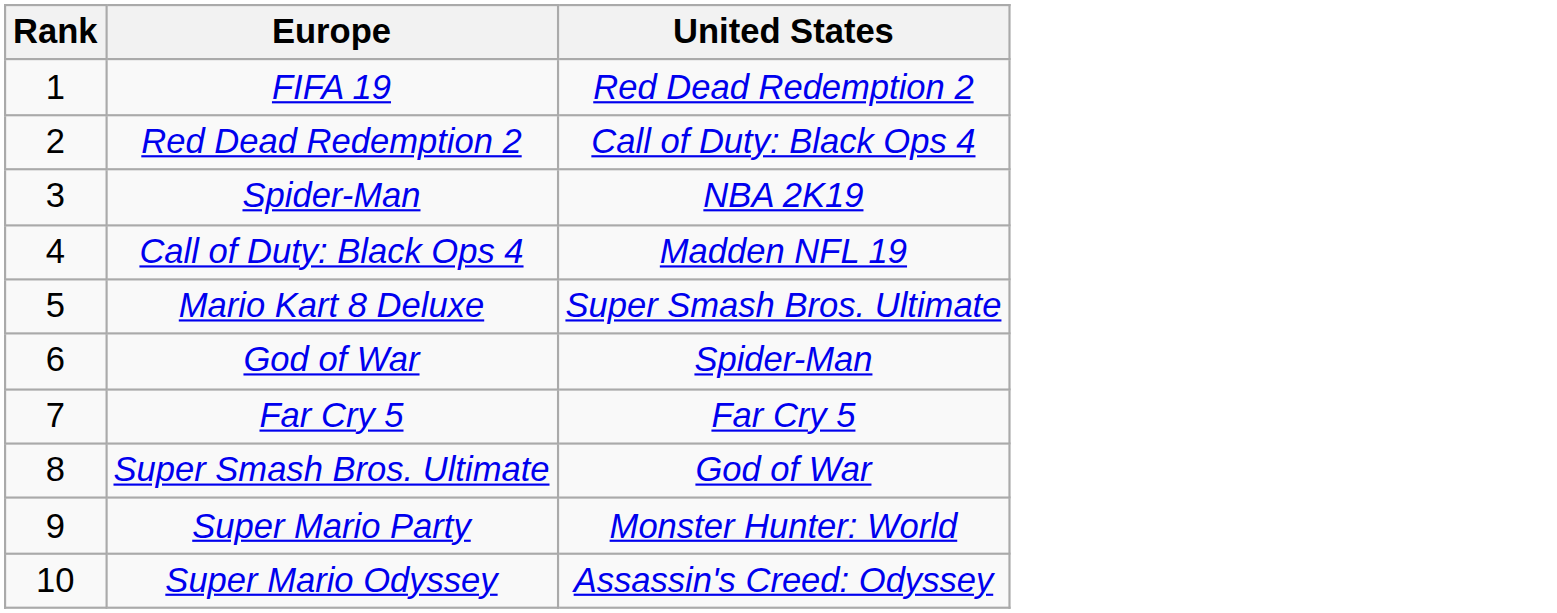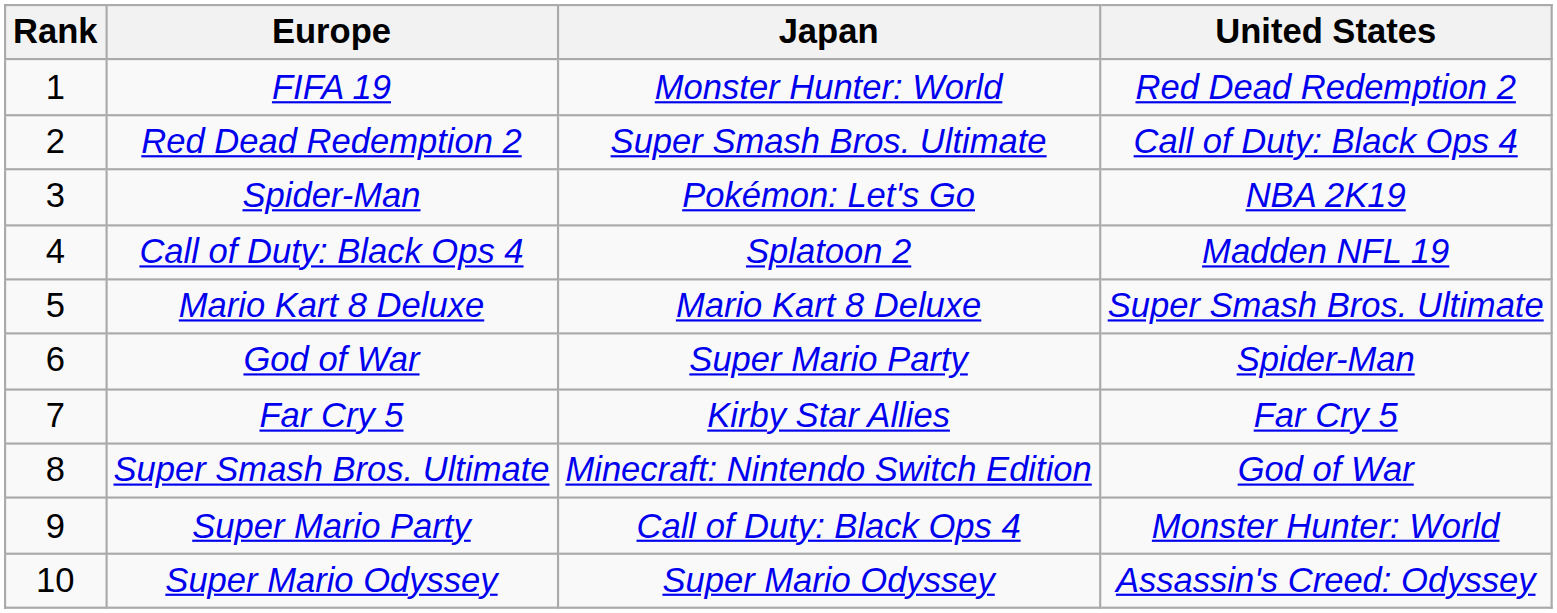+ column: (829, 31)
